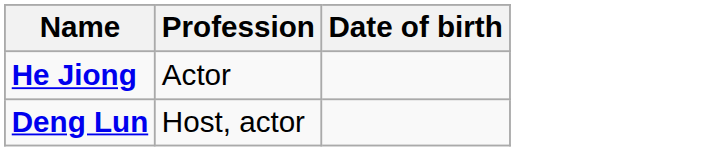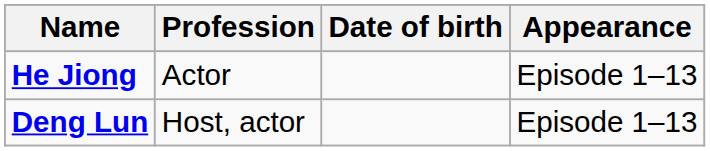+ column: (607, 27)
